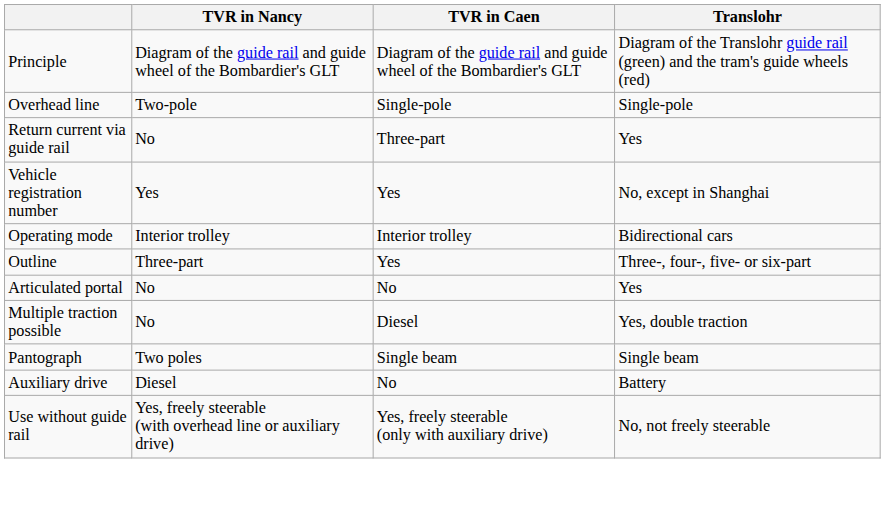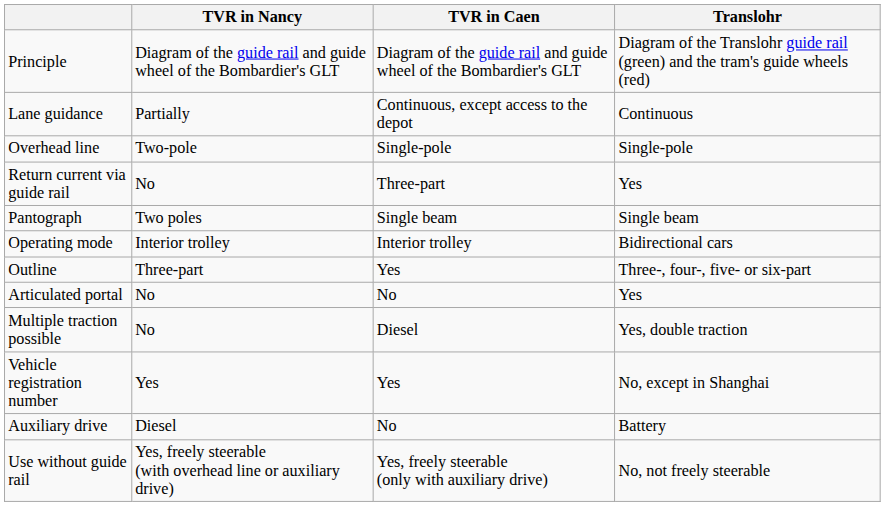+ row: (56, 114)
rows swapped: (45, 357) <-> (45, 192)
